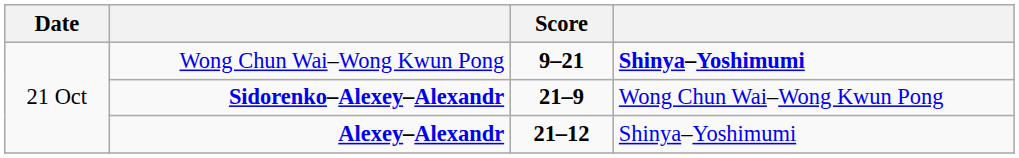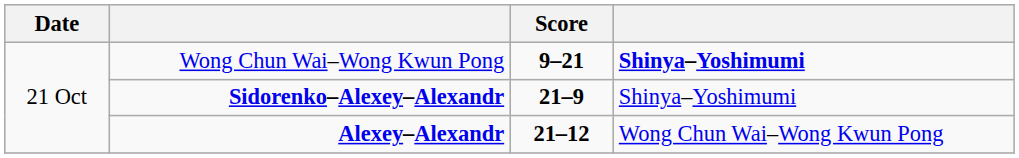(781, 97) Wong Chun Wai–Wong Kwun Pong -> (708, 97) Shinya–Yoshimumi
(708, 134) Shinya–Yoshimumi -> (781, 134) Wong Chun Wai–Wong Kwun Pong
